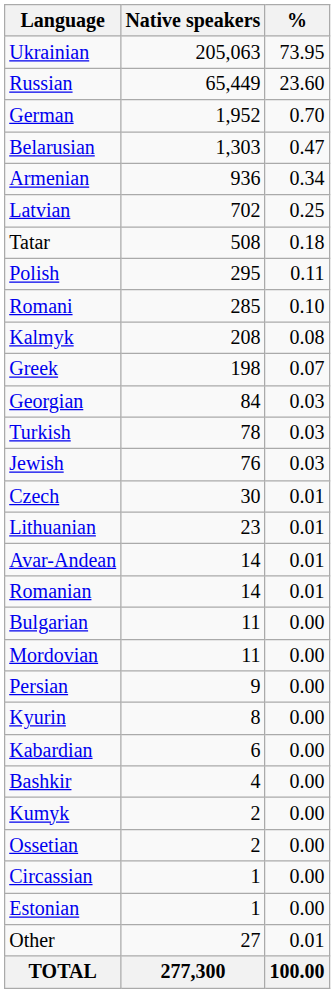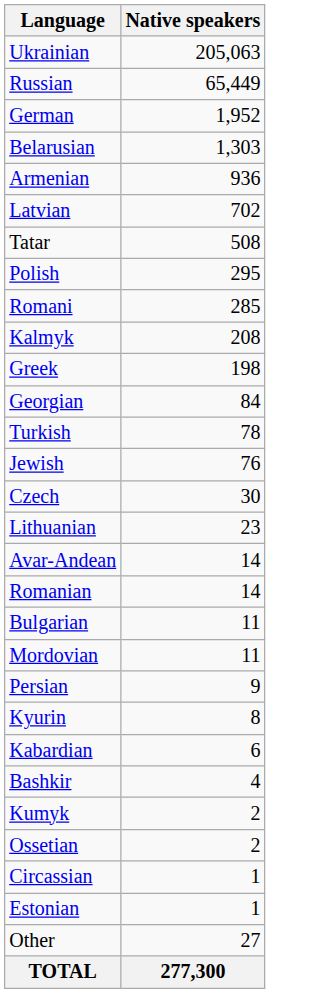- column: (297, 20)
